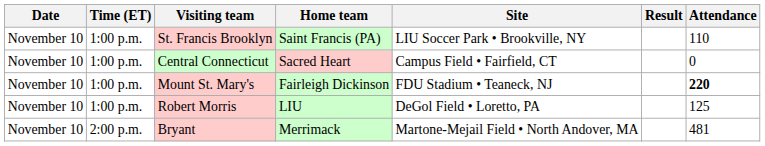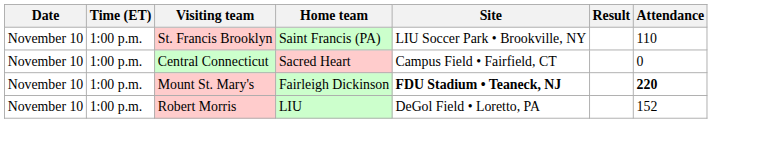(474, 84) normal -> (478, 84) bold
(699, 107) 125 -> (647, 107) 152
- row: (177, 130)
